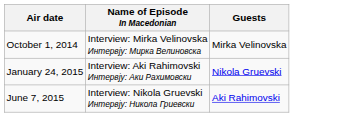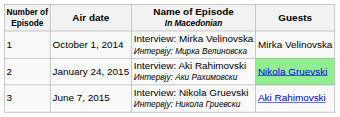+ column: (27, 18)
(247, 71) no background -> (293, 71) lightgreen background
